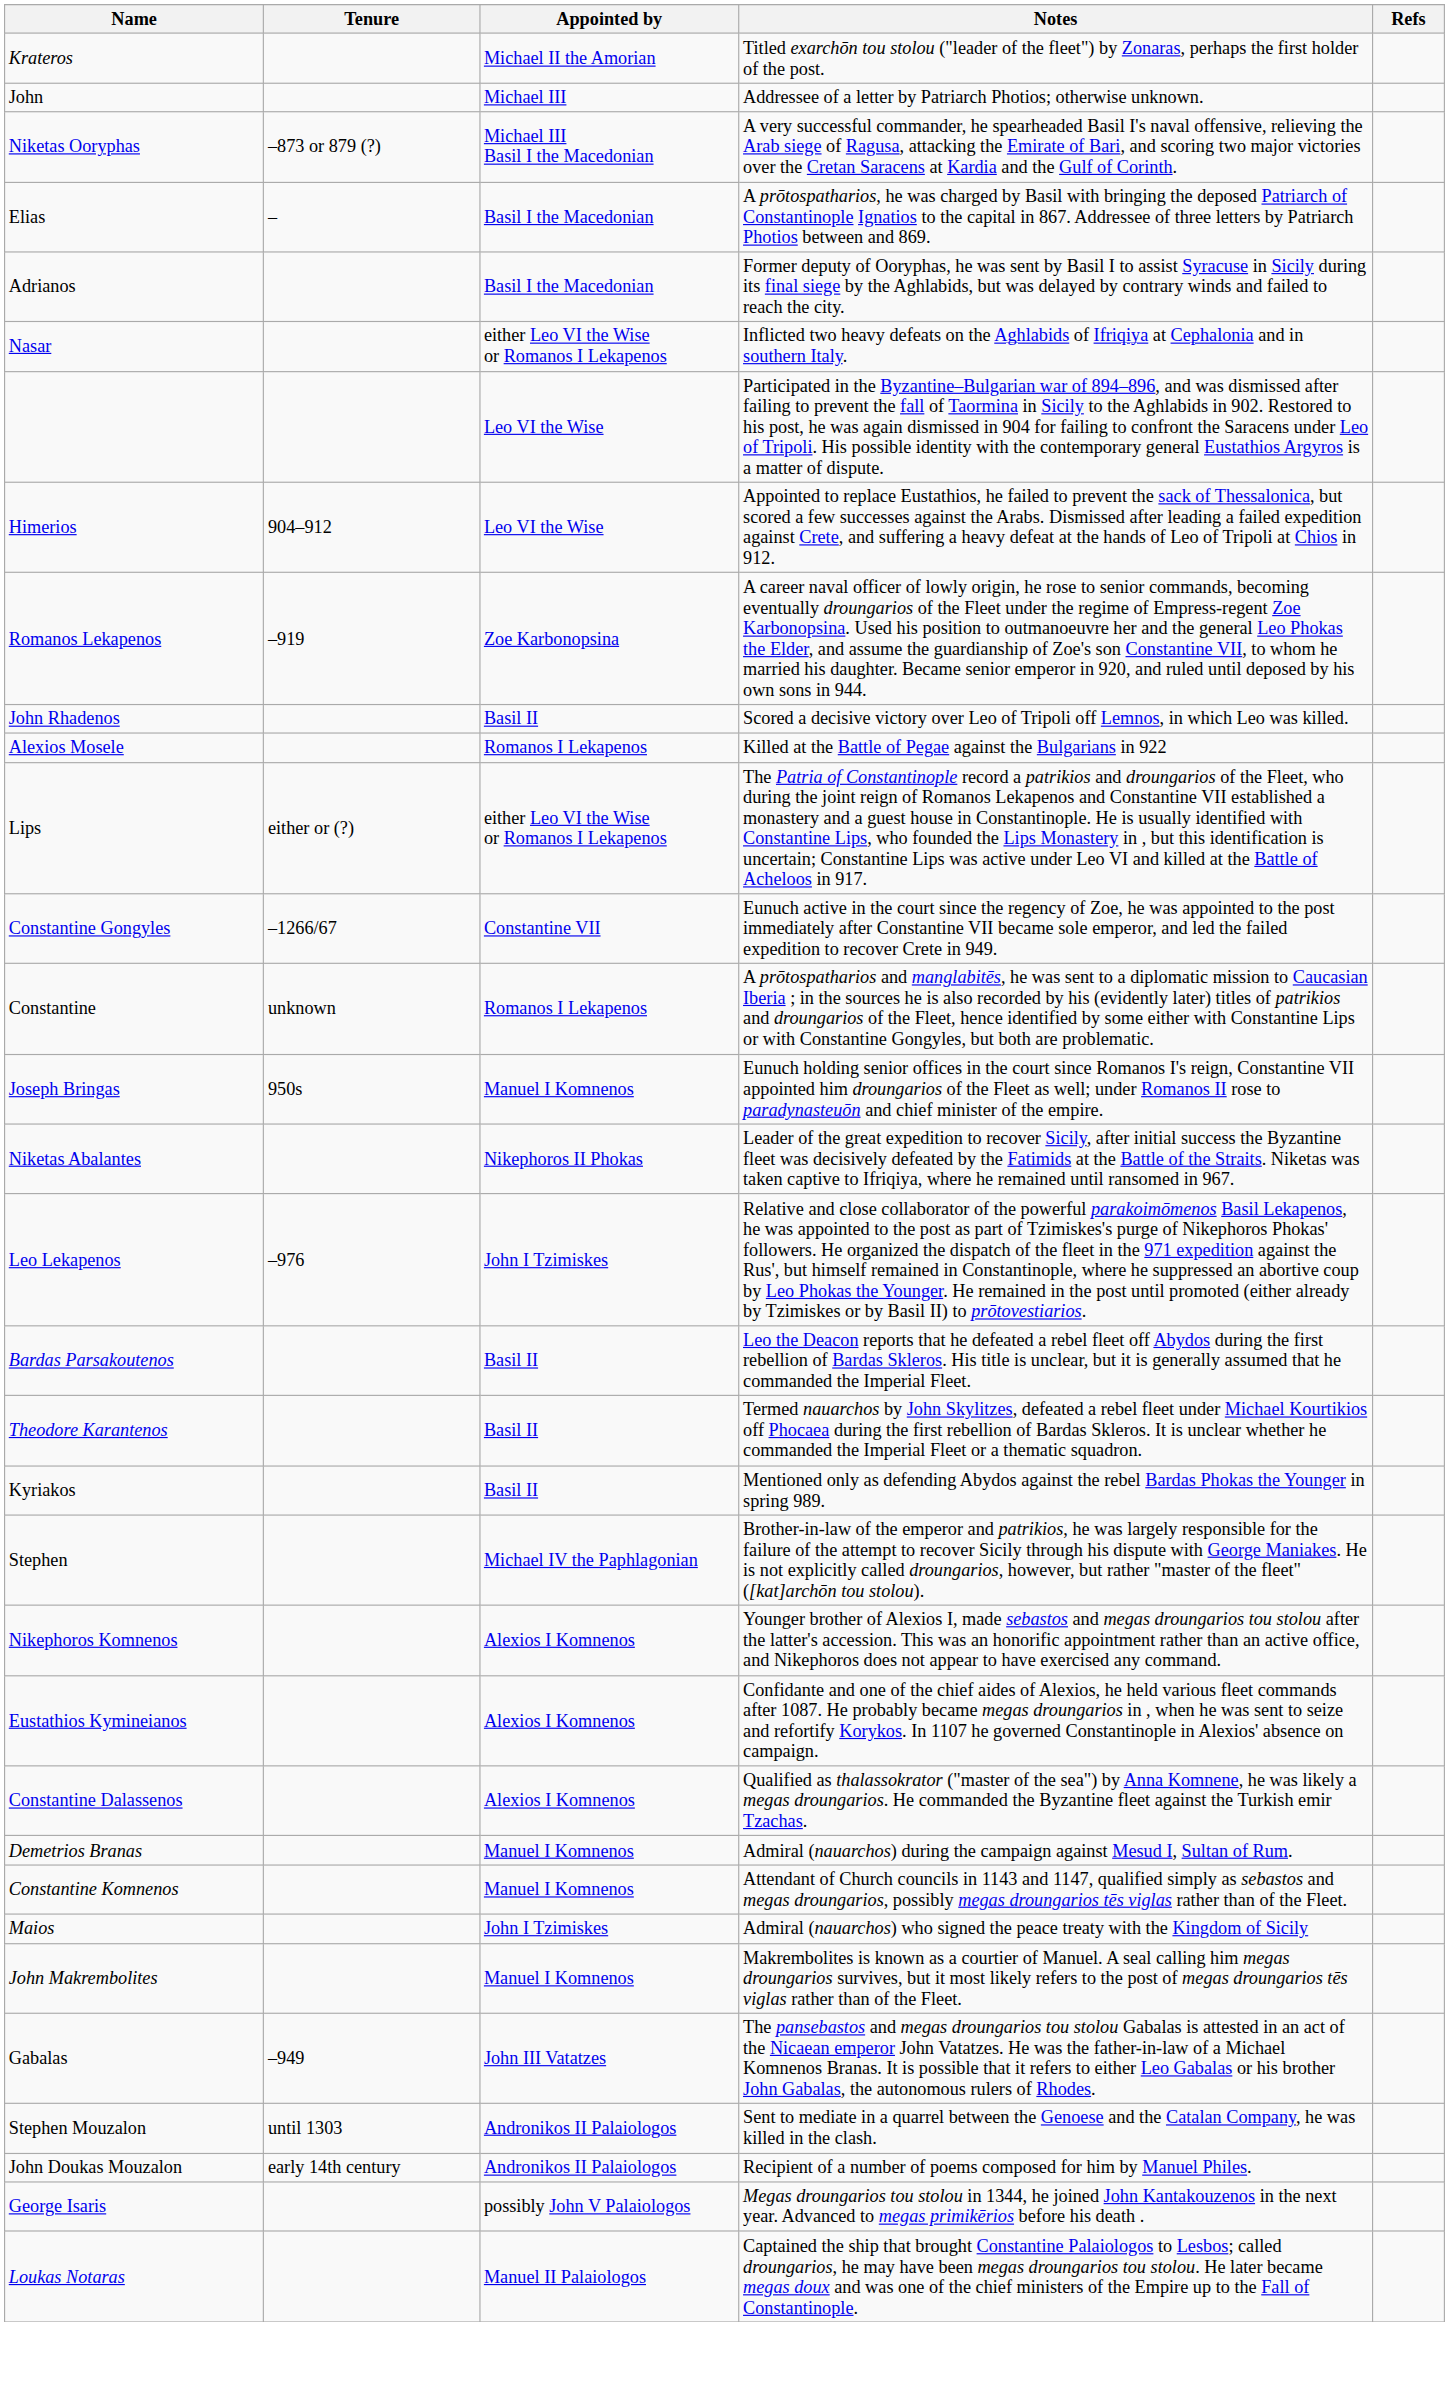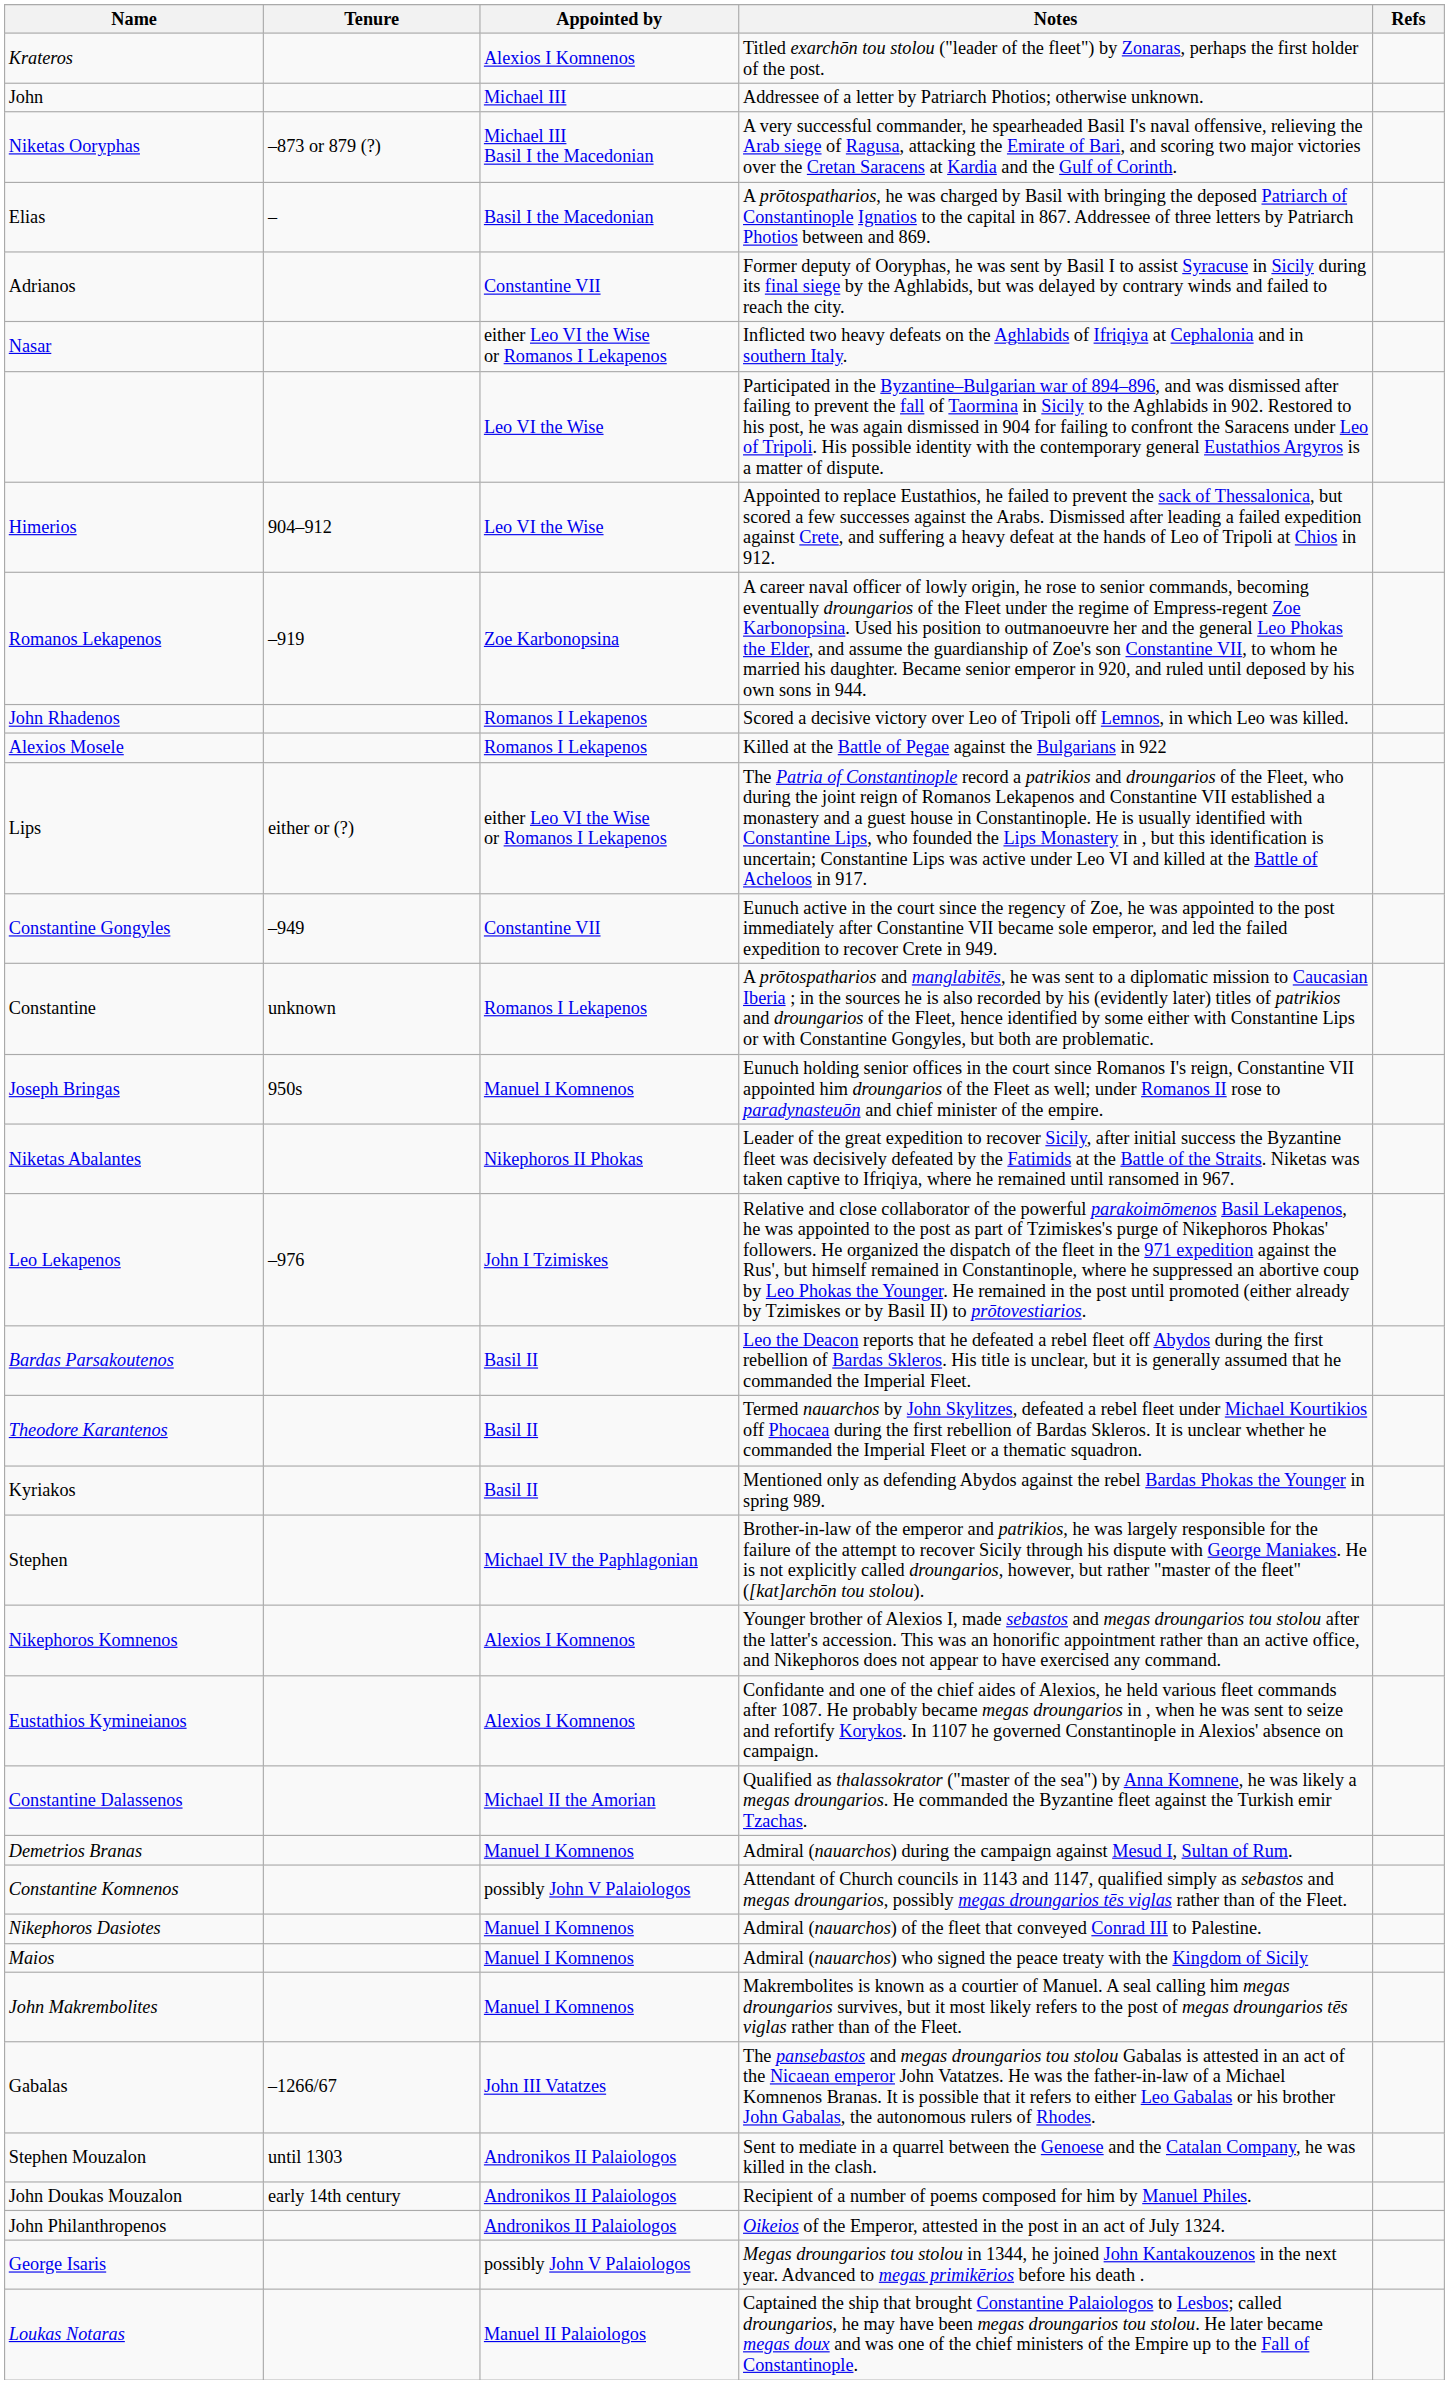(570, 58) Michael II the Amorian -> (559, 58) Alexios I Komnenos
(569, 286) Basil I the Macedonian -> (542, 286) Constantine VII
(511, 718) Basil II -> (565, 718) Romanos I Lekapenos
(302, 928) –1266/67 -> (286, 928) –949
(559, 1800) Alexios I Komnenos -> (570, 1800) Michael II the Amorian
(559, 1889) Manuel I Komnenos -> (587, 1889) possibly John V Palaiologos
+ row: (85, 1928)
(546, 1928) John I Tzimiskes -> (559, 1957) Manuel I Komnenos
(286, 2058) –949 -> (302, 2087) –1266/67
+ row: (88, 2225)
